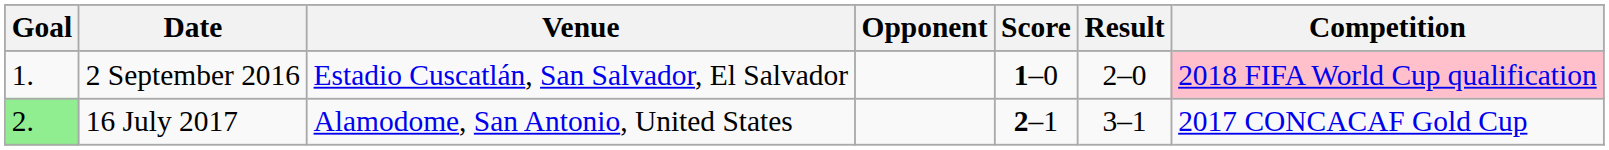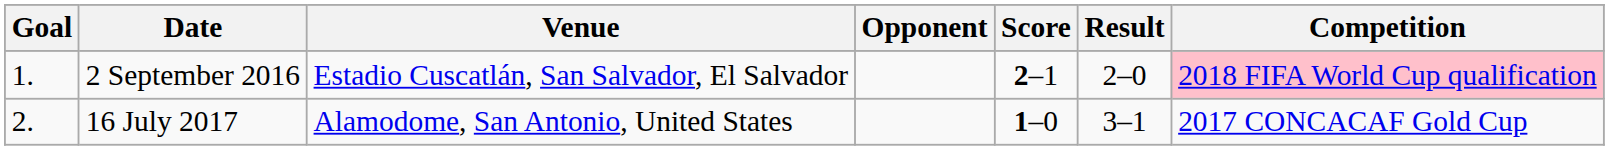(1036, 74) 1–0 -> (1036, 74) 2–1
(23, 121) lightgreen background -> (23, 121) no background
(1036, 121) 2–1 -> (1036, 121) 1–0
